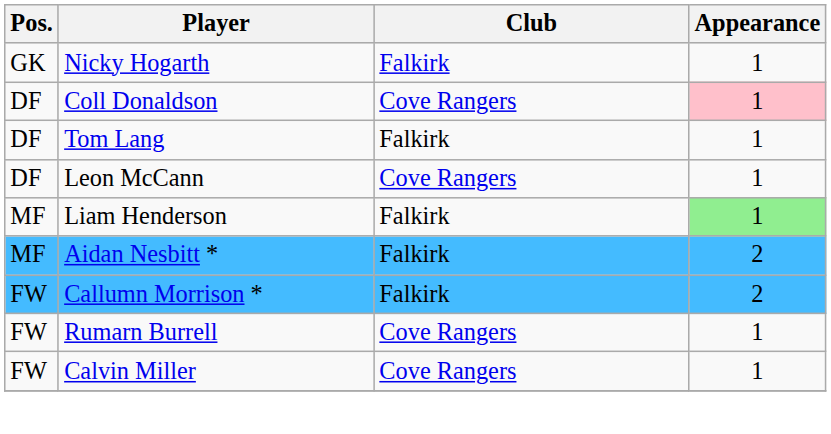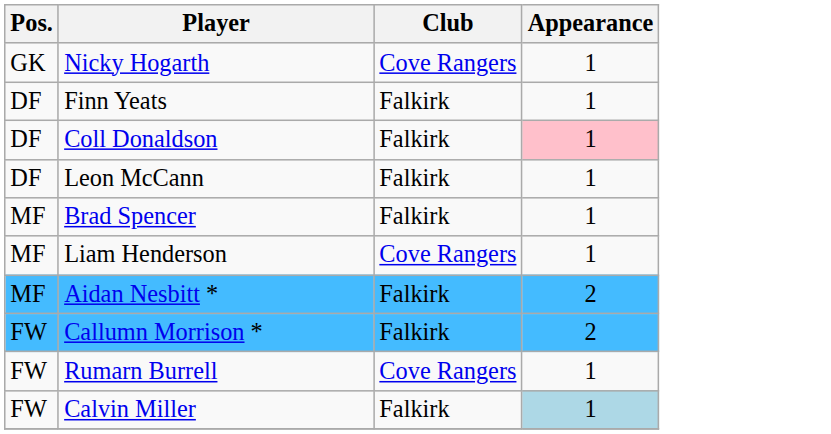(414, 62) Falkirk -> (448, 62) Cove Rangers
+ row: (115, 100)
(448, 100) Cove Rangers -> (414, 139) Falkirk
- row: (114, 139)
(448, 178) Cove Rangers -> (414, 178) Falkirk
+ row: (130, 216)
(414, 216) Falkirk -> (448, 255) Cove Rangers
(757, 216) lightgreen background -> (590, 255) no background
(448, 370) Cove Rangers -> (414, 409) Falkirk
(757, 370) no background -> (590, 409) lightblue background
